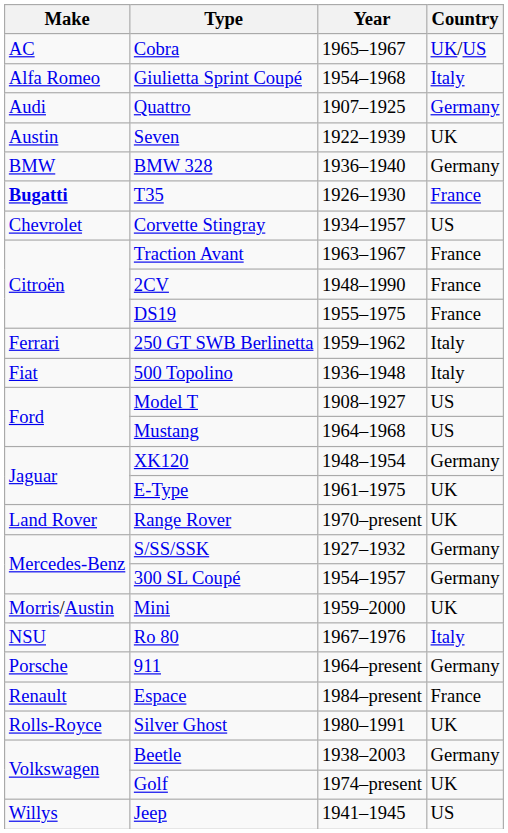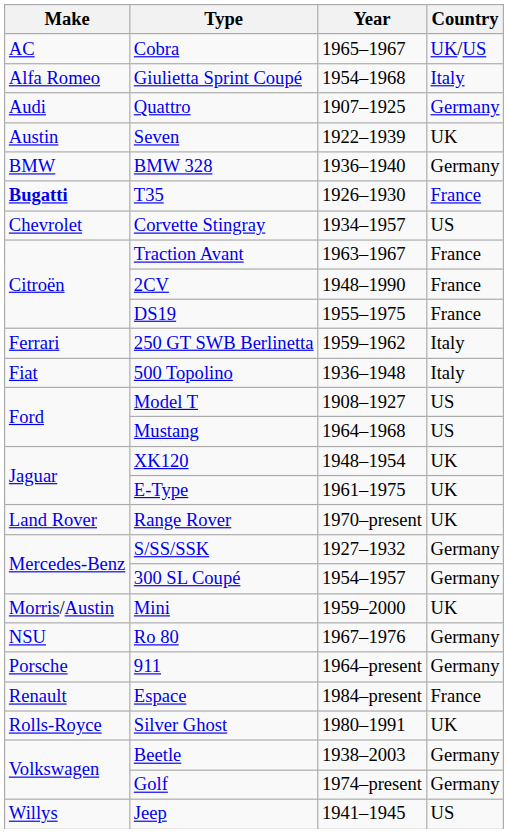(465, 460) Germany -> (444, 460) UK
(448, 637) Italy -> (465, 637) Germany
(444, 784) UK -> (465, 784) Germany
